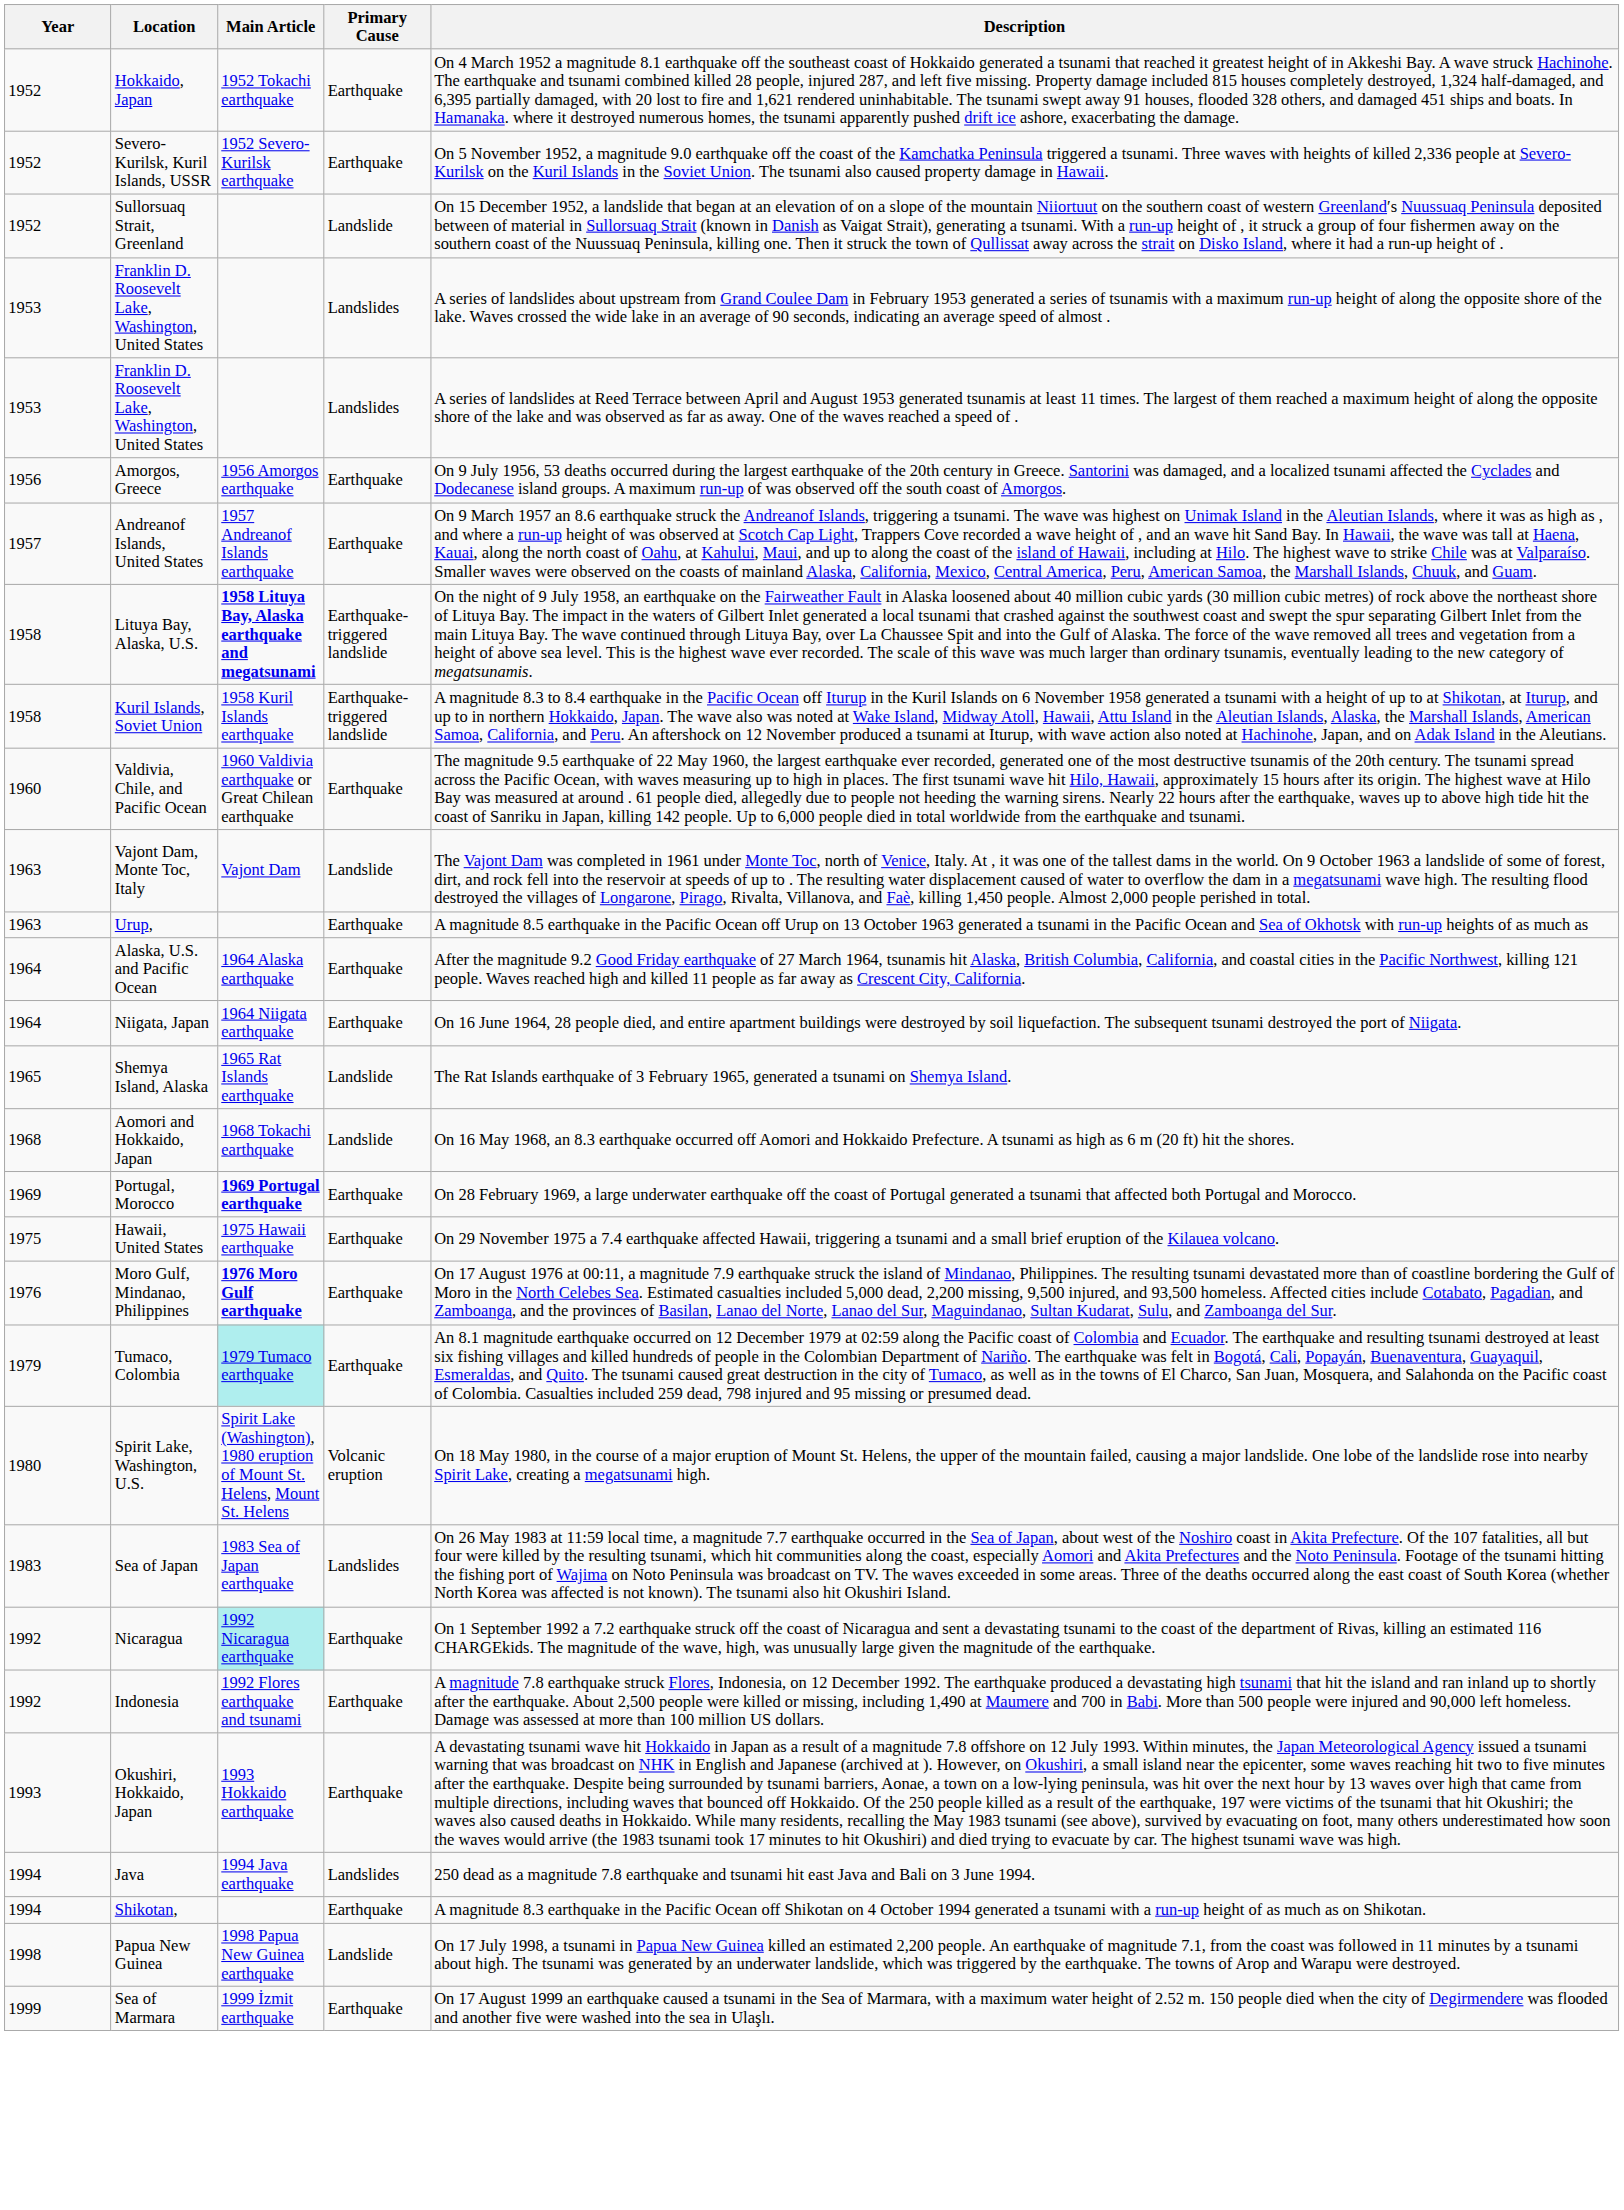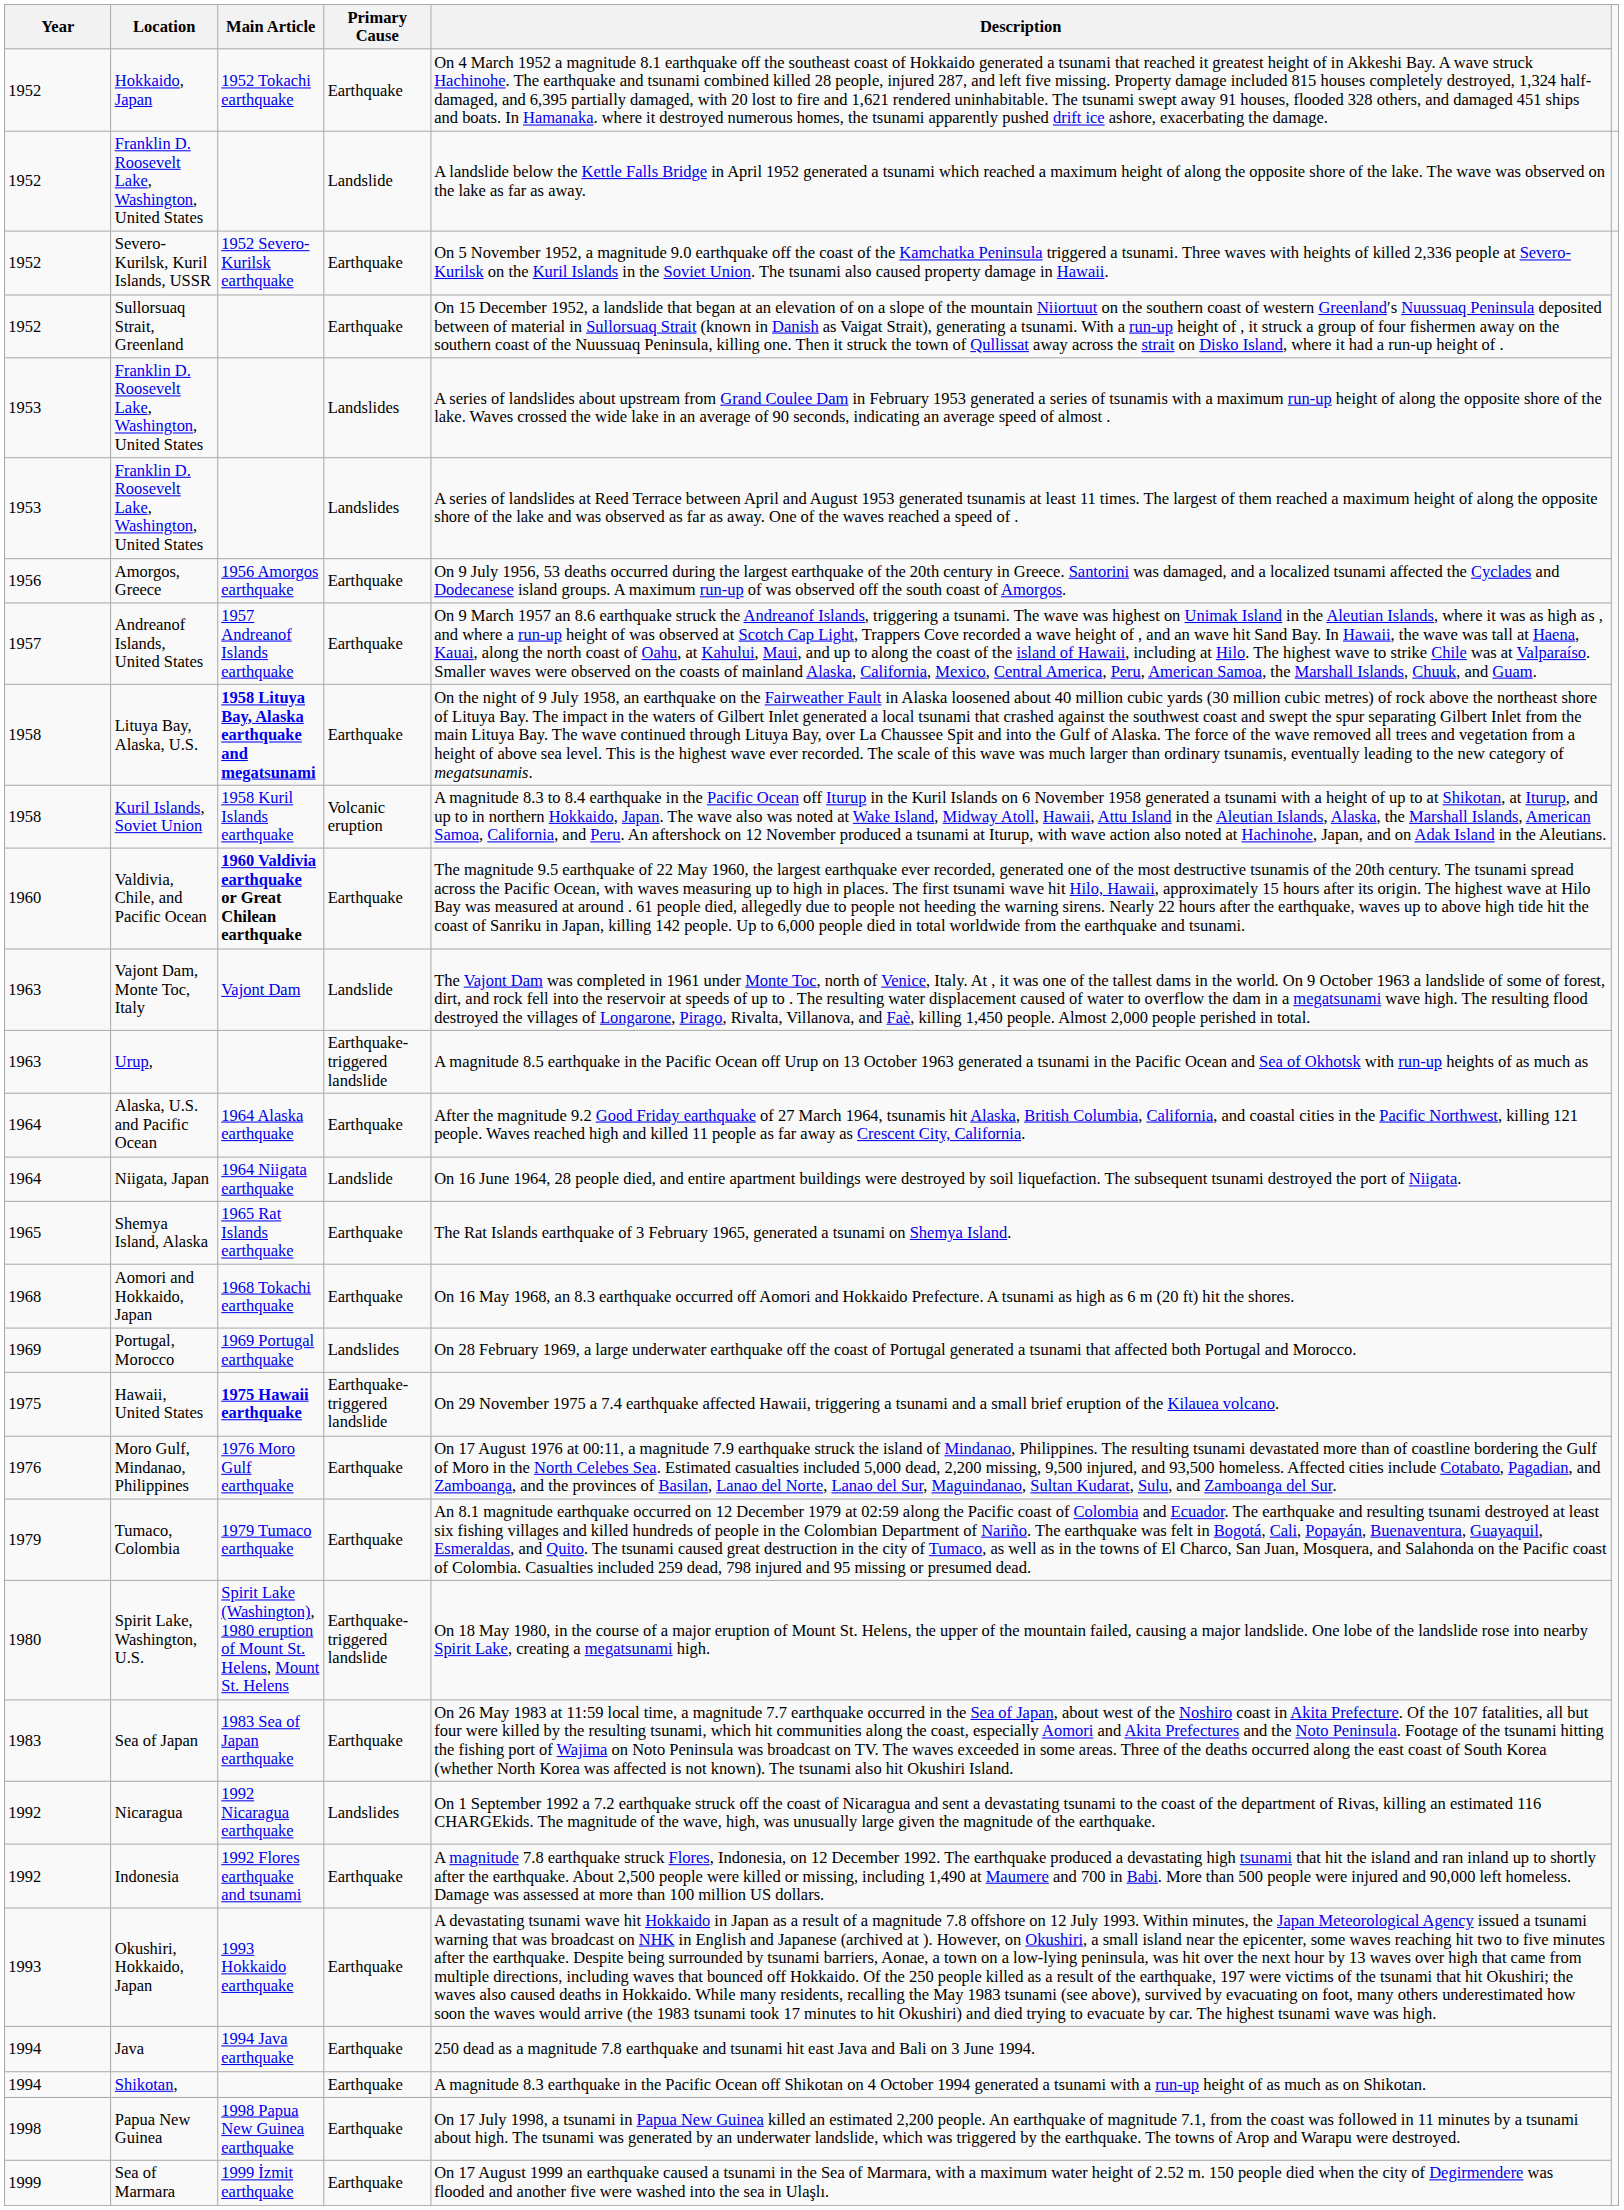+ row: (25, 181)
(360, 225) Landslide -> (365, 326) Earthquake
(368, 634) Earthquake-triggered landslide -> (365, 734) Earthquake
(368, 716) Earthquake-triggered landslide -> (356, 816) Volcanic eruption
(267, 788) normal -> (269, 898) bold
(365, 924) Earthquake -> (368, 1061) Earthquake-triggered landslide
(365, 1023) Earthquake -> (360, 1179) Landslide
(360, 1077) Landslide -> (365, 1232) Earthquake
(360, 1140) Landslide -> (365, 1296) Earthquake
(270, 1194) bold -> (268, 1350) normal
(365, 1194) Earthquake -> (363, 1350) Landslides
(264, 1238) normal -> (265, 1404) bold
(365, 1238) Earthquake -> (368, 1404) Earthquake-triggered landslide
(262, 1292) bold -> (258, 1467) normal
(266, 1365) paleturquoise background -> (266, 1539) no background
(356, 1465) Volcanic eruption -> (368, 1640) Earthquake-triggered landslide
(363, 1565) Landslides -> (365, 1740) Earthquake
(257, 1638) paleturquoise background -> (257, 1812) no background
(365, 1638) Earthquake -> (363, 1812) Landslides
(363, 1874) Landslides -> (365, 2048) Earthquake
(360, 1954) Landslide -> (365, 2128) Earthquake
